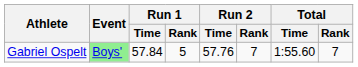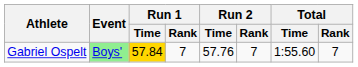(147, 53) no background -> (147, 53) gold background
(183, 53) 5 -> (183, 53) 7
